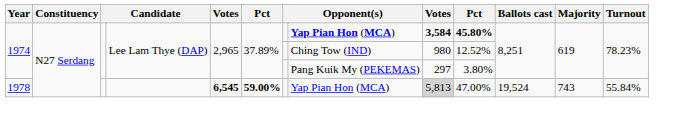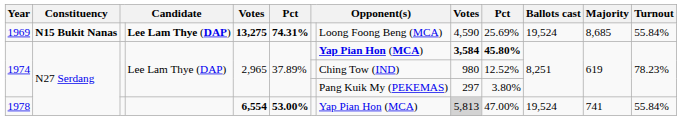+ row: (19, 32)
(226, 87) 6,545 -> (254, 106) 6,554
(262, 87) 59.00% -> (290, 106) 53.00%
(566, 87) 743 -> (594, 106) 741
